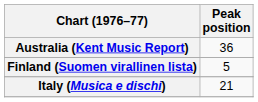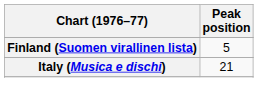- row: (102, 47)
